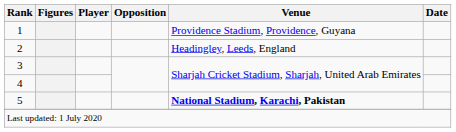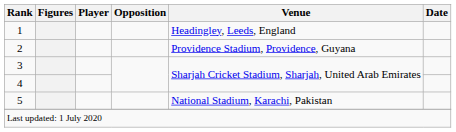(263, 30) Providence Stadium, Providence, Guyana -> (233, 30) Headingley, Leeds, England
(233, 48) Headingley, Leeds, England -> (263, 48) Providence Stadium, Providence, Guyana
(258, 100) bold -> (252, 100) normal
